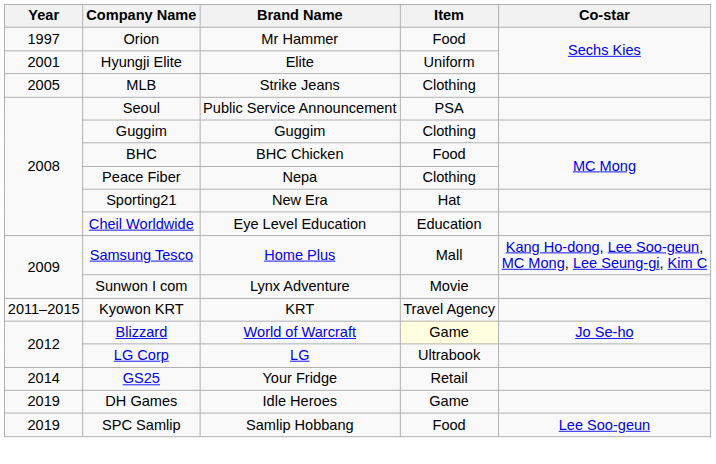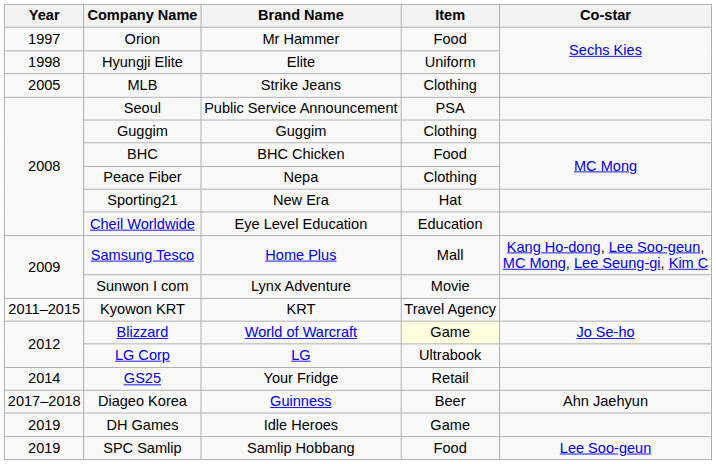(44, 62) 2001 -> (44, 62) 1998
+ row: (142, 401)
